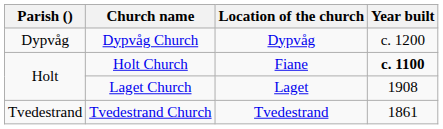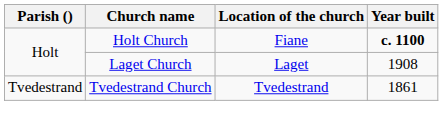- row: (150, 40)
